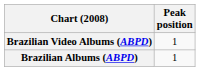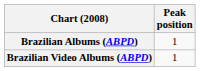rows swapped: (79, 58) <-> (79, 41)
